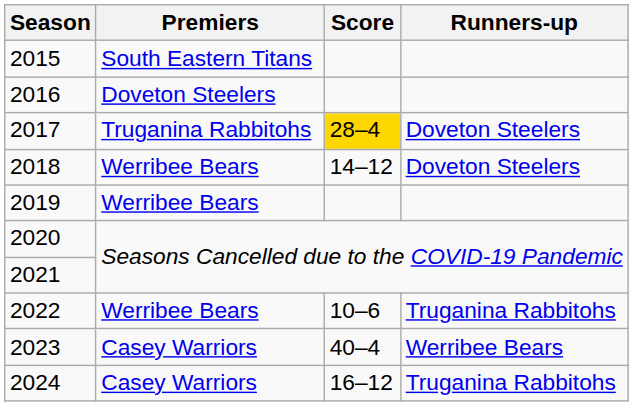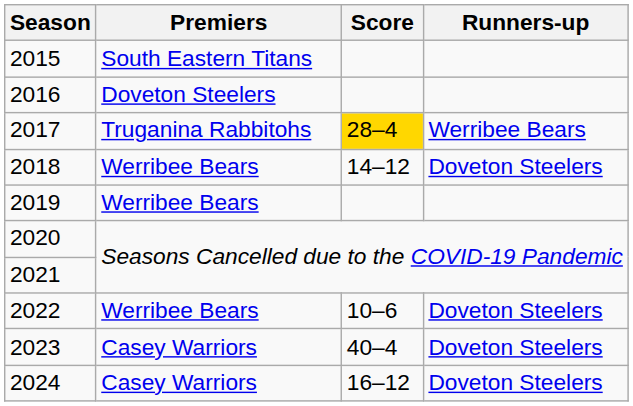(493, 130) Doveton Steelers -> (507, 130) Werribee Bears
(511, 310) Truganina Rabbitohs -> (516, 310) Doveton Steelers
(484, 346) Werribee Bears -> (516, 346) Doveton Steelers
(511, 382) Truganina Rabbitohs -> (516, 382) Doveton Steelers
